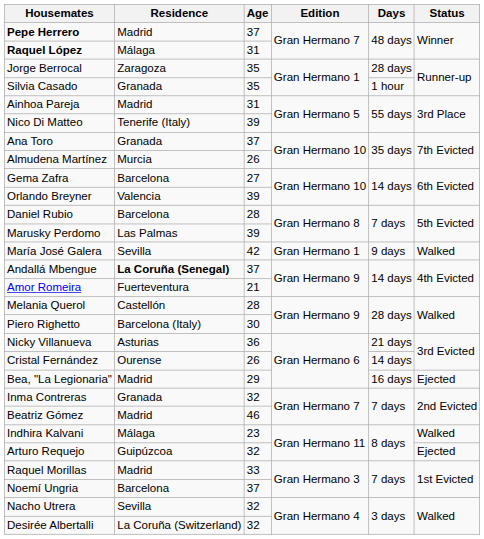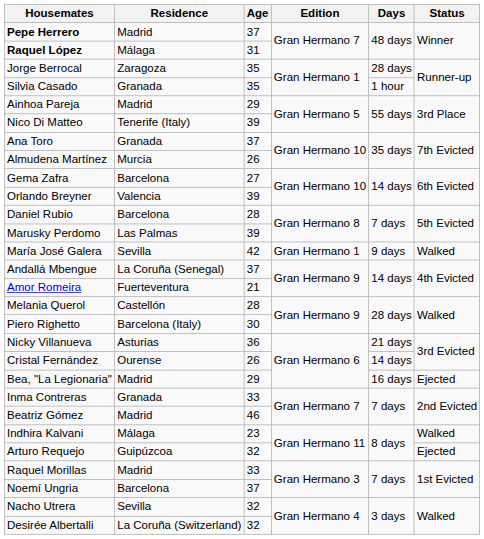(253, 104) 31 -> (253, 104) 29
(173, 269) bold -> (171, 269) normal
(253, 397) 32 -> (253, 397) 33
